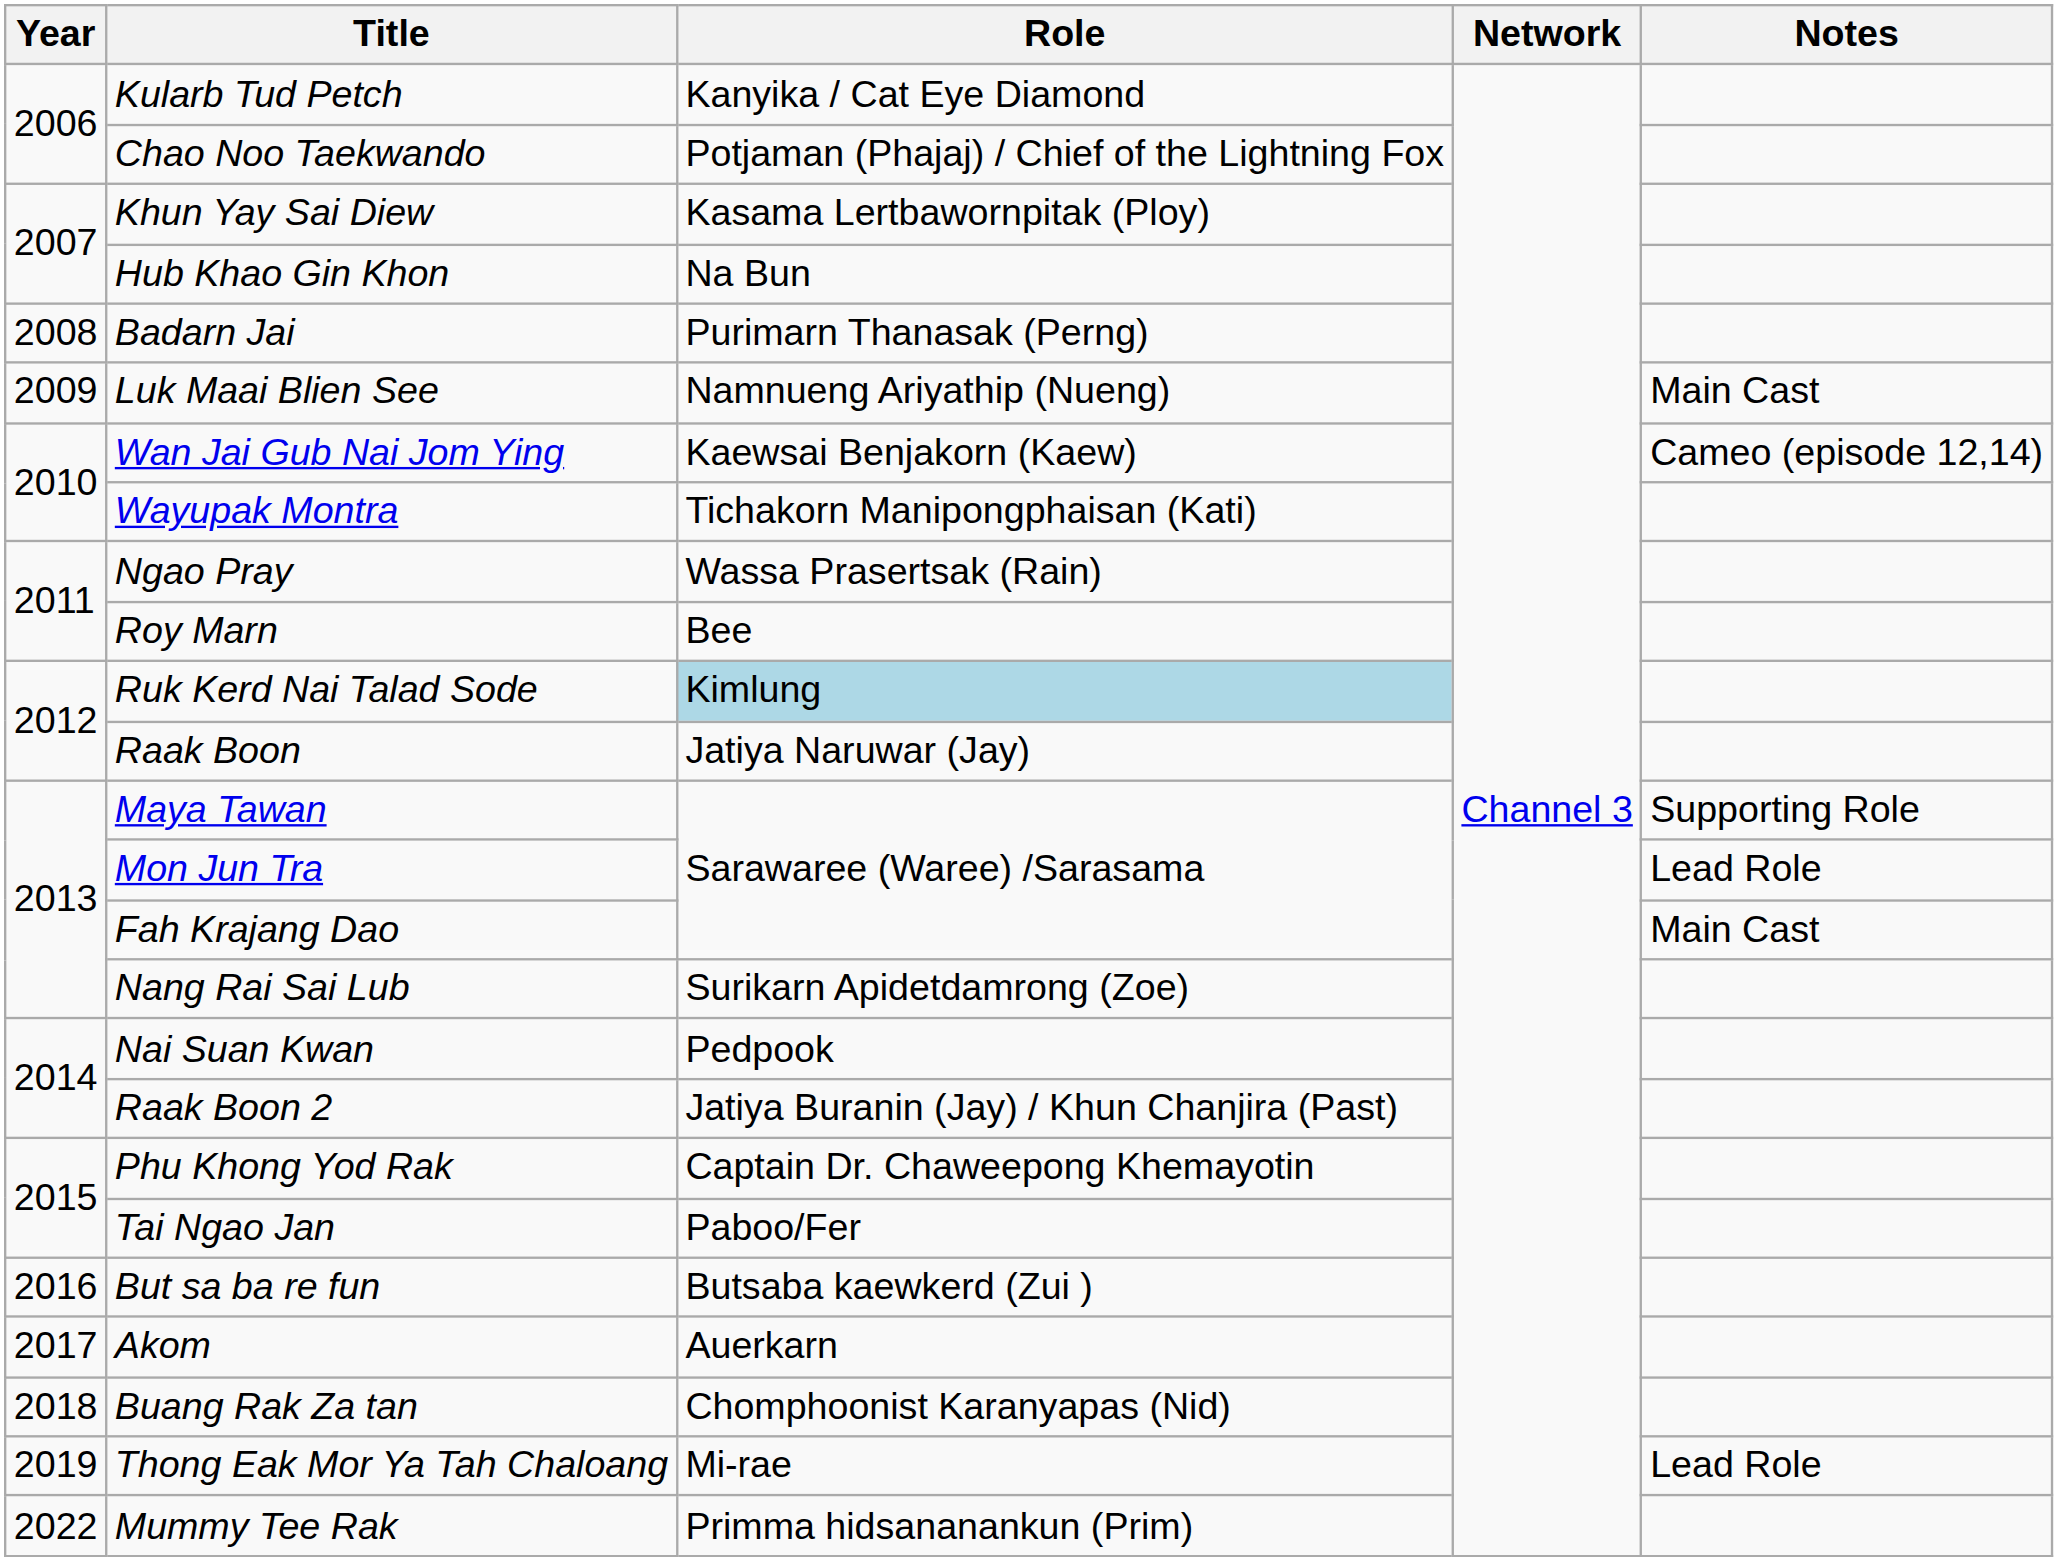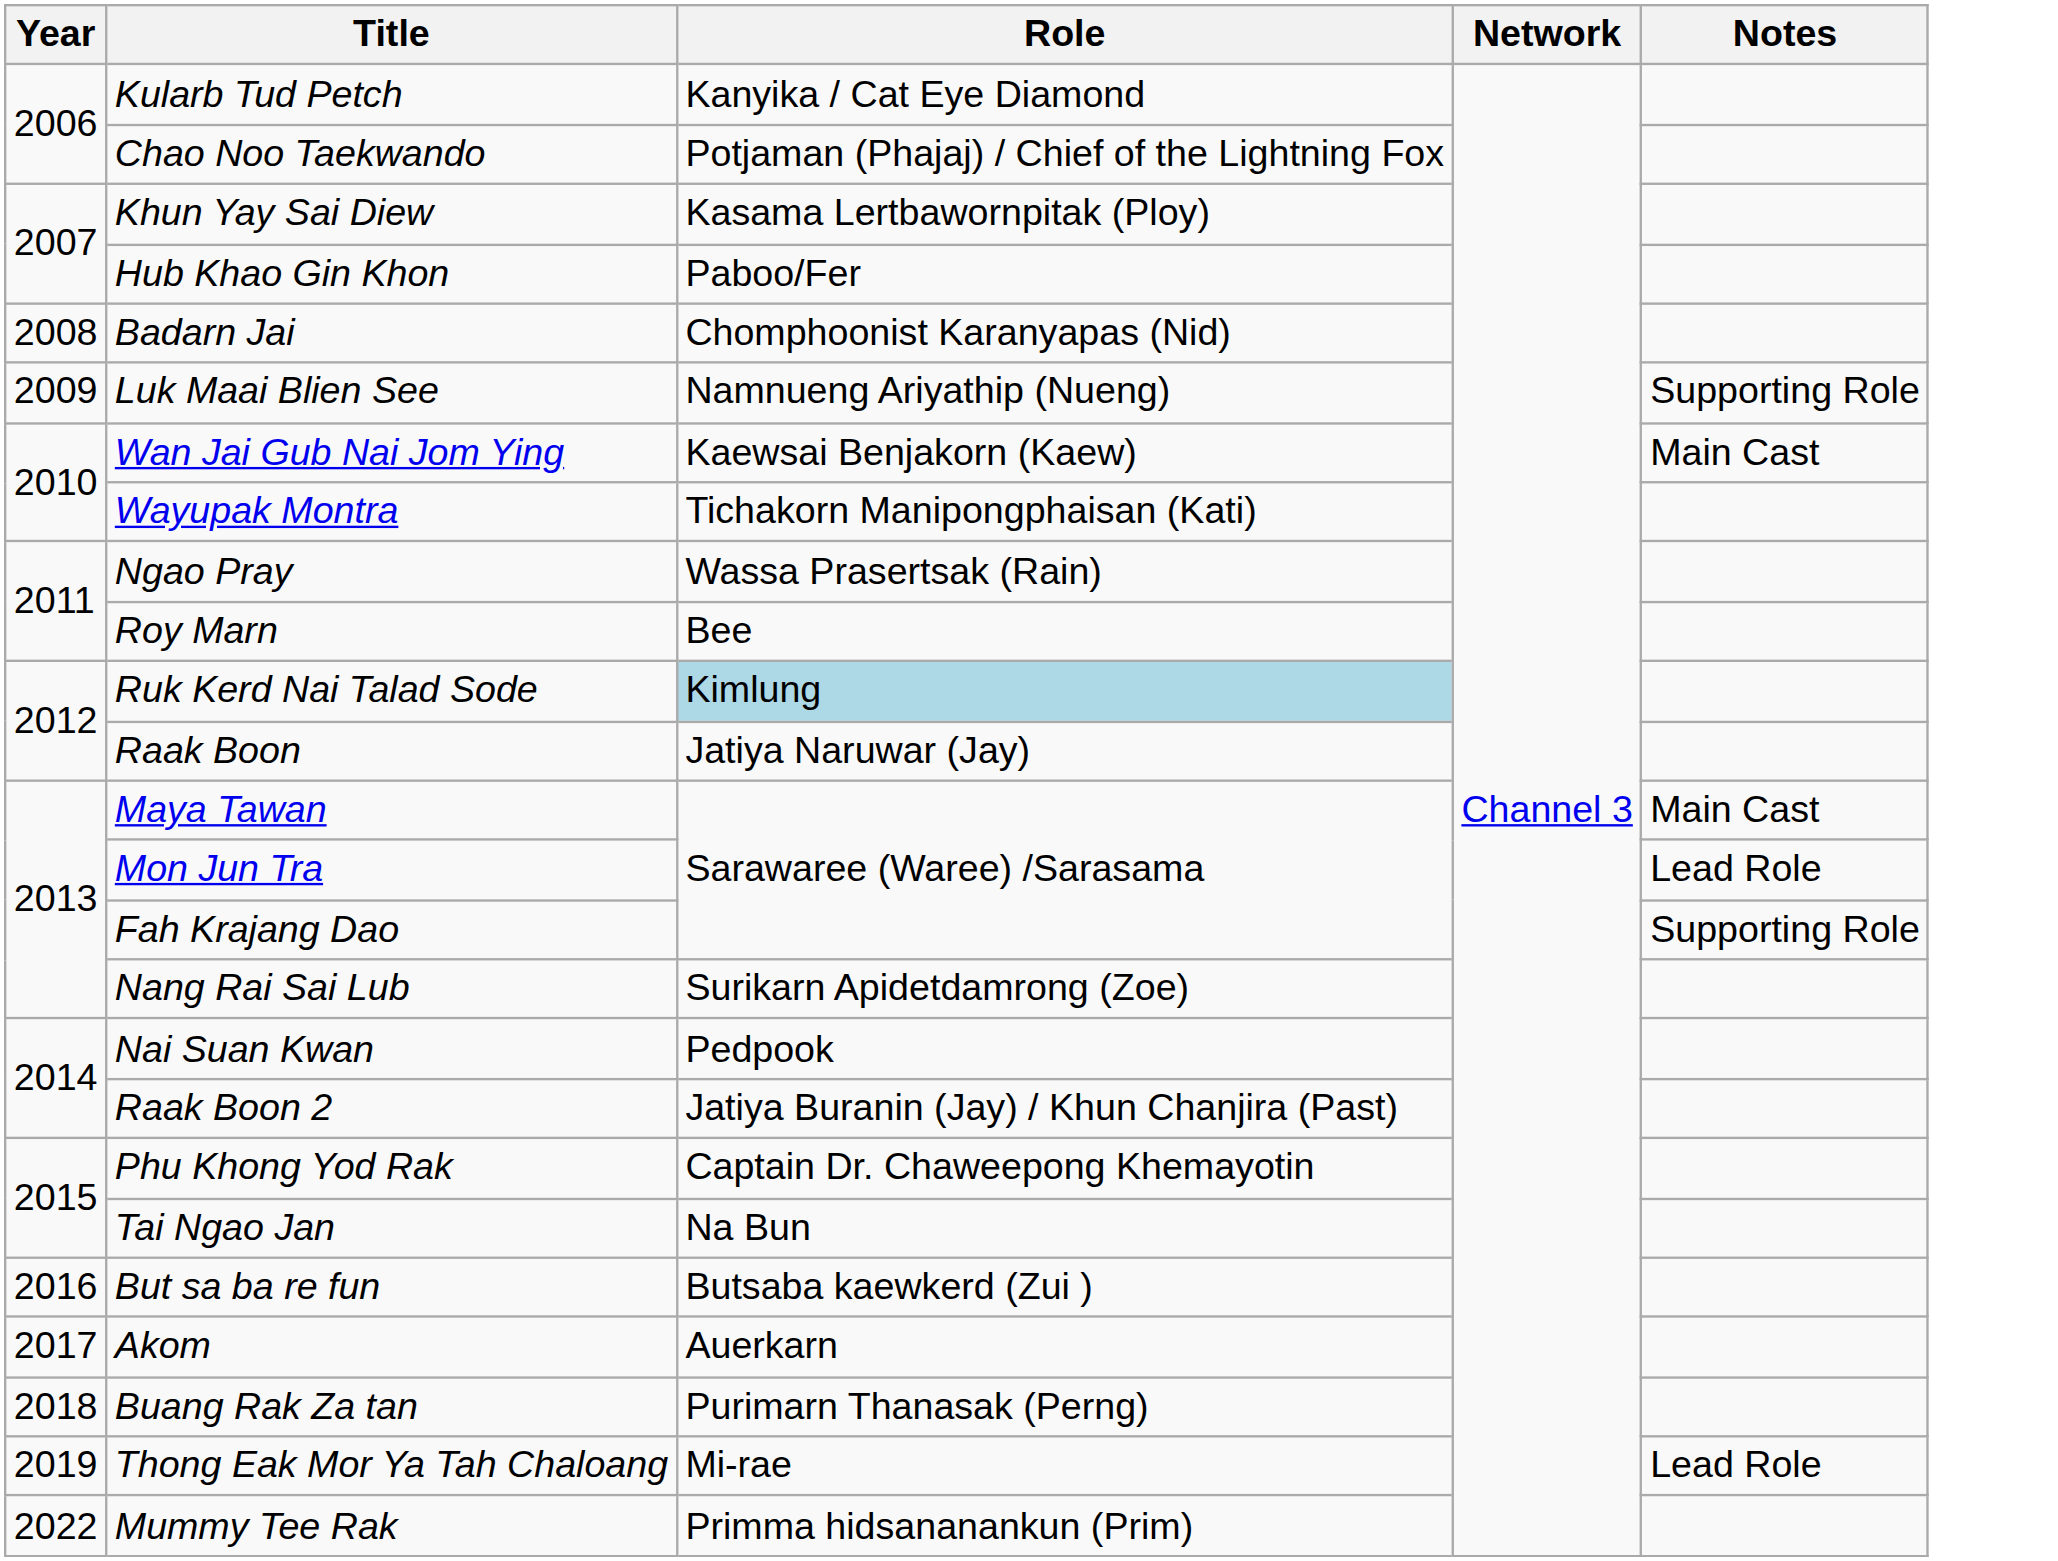(748, 272) Na Bun -> (773, 272) Paboo/Fer
(917, 332) Purimarn Thanasak (Perng) -> (958, 332) Chomphoonist Karanyapas (Nid)
(1735, 392) Main Cast -> (1785, 392) Supporting Role
(1847, 451) Cameo (episode 12,14) -> (1735, 451) Main Cast
(1785, 809) Supporting Role -> (1735, 809) Main Cast
(1735, 928) Main Cast -> (1785, 928) Supporting Role
(773, 1226) Paboo/Fer -> (748, 1226) Na Bun
(958, 1405) Chomphoonist Karanyapas (Nid) -> (917, 1405) Purimarn Thanasak (Perng)
